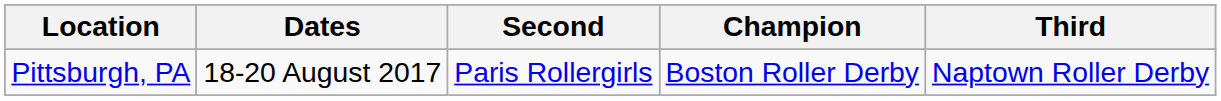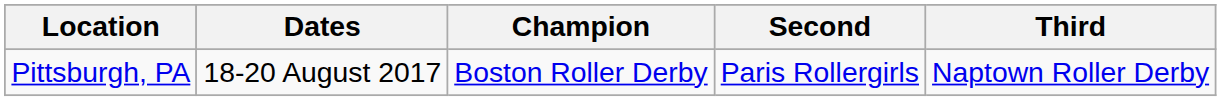columns swapped: (792, 26) <-> (553, 26)
